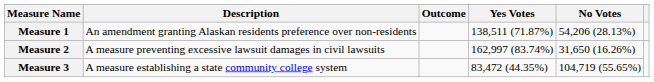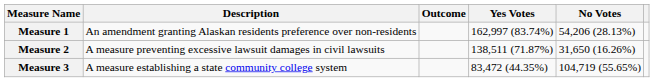(512, 31) 138,511 (71.87%) -> (512, 31) 162,997 (83.74%)
(512, 49) 162,997 (83.74%) -> (512, 49) 138,511 (71.87%)
